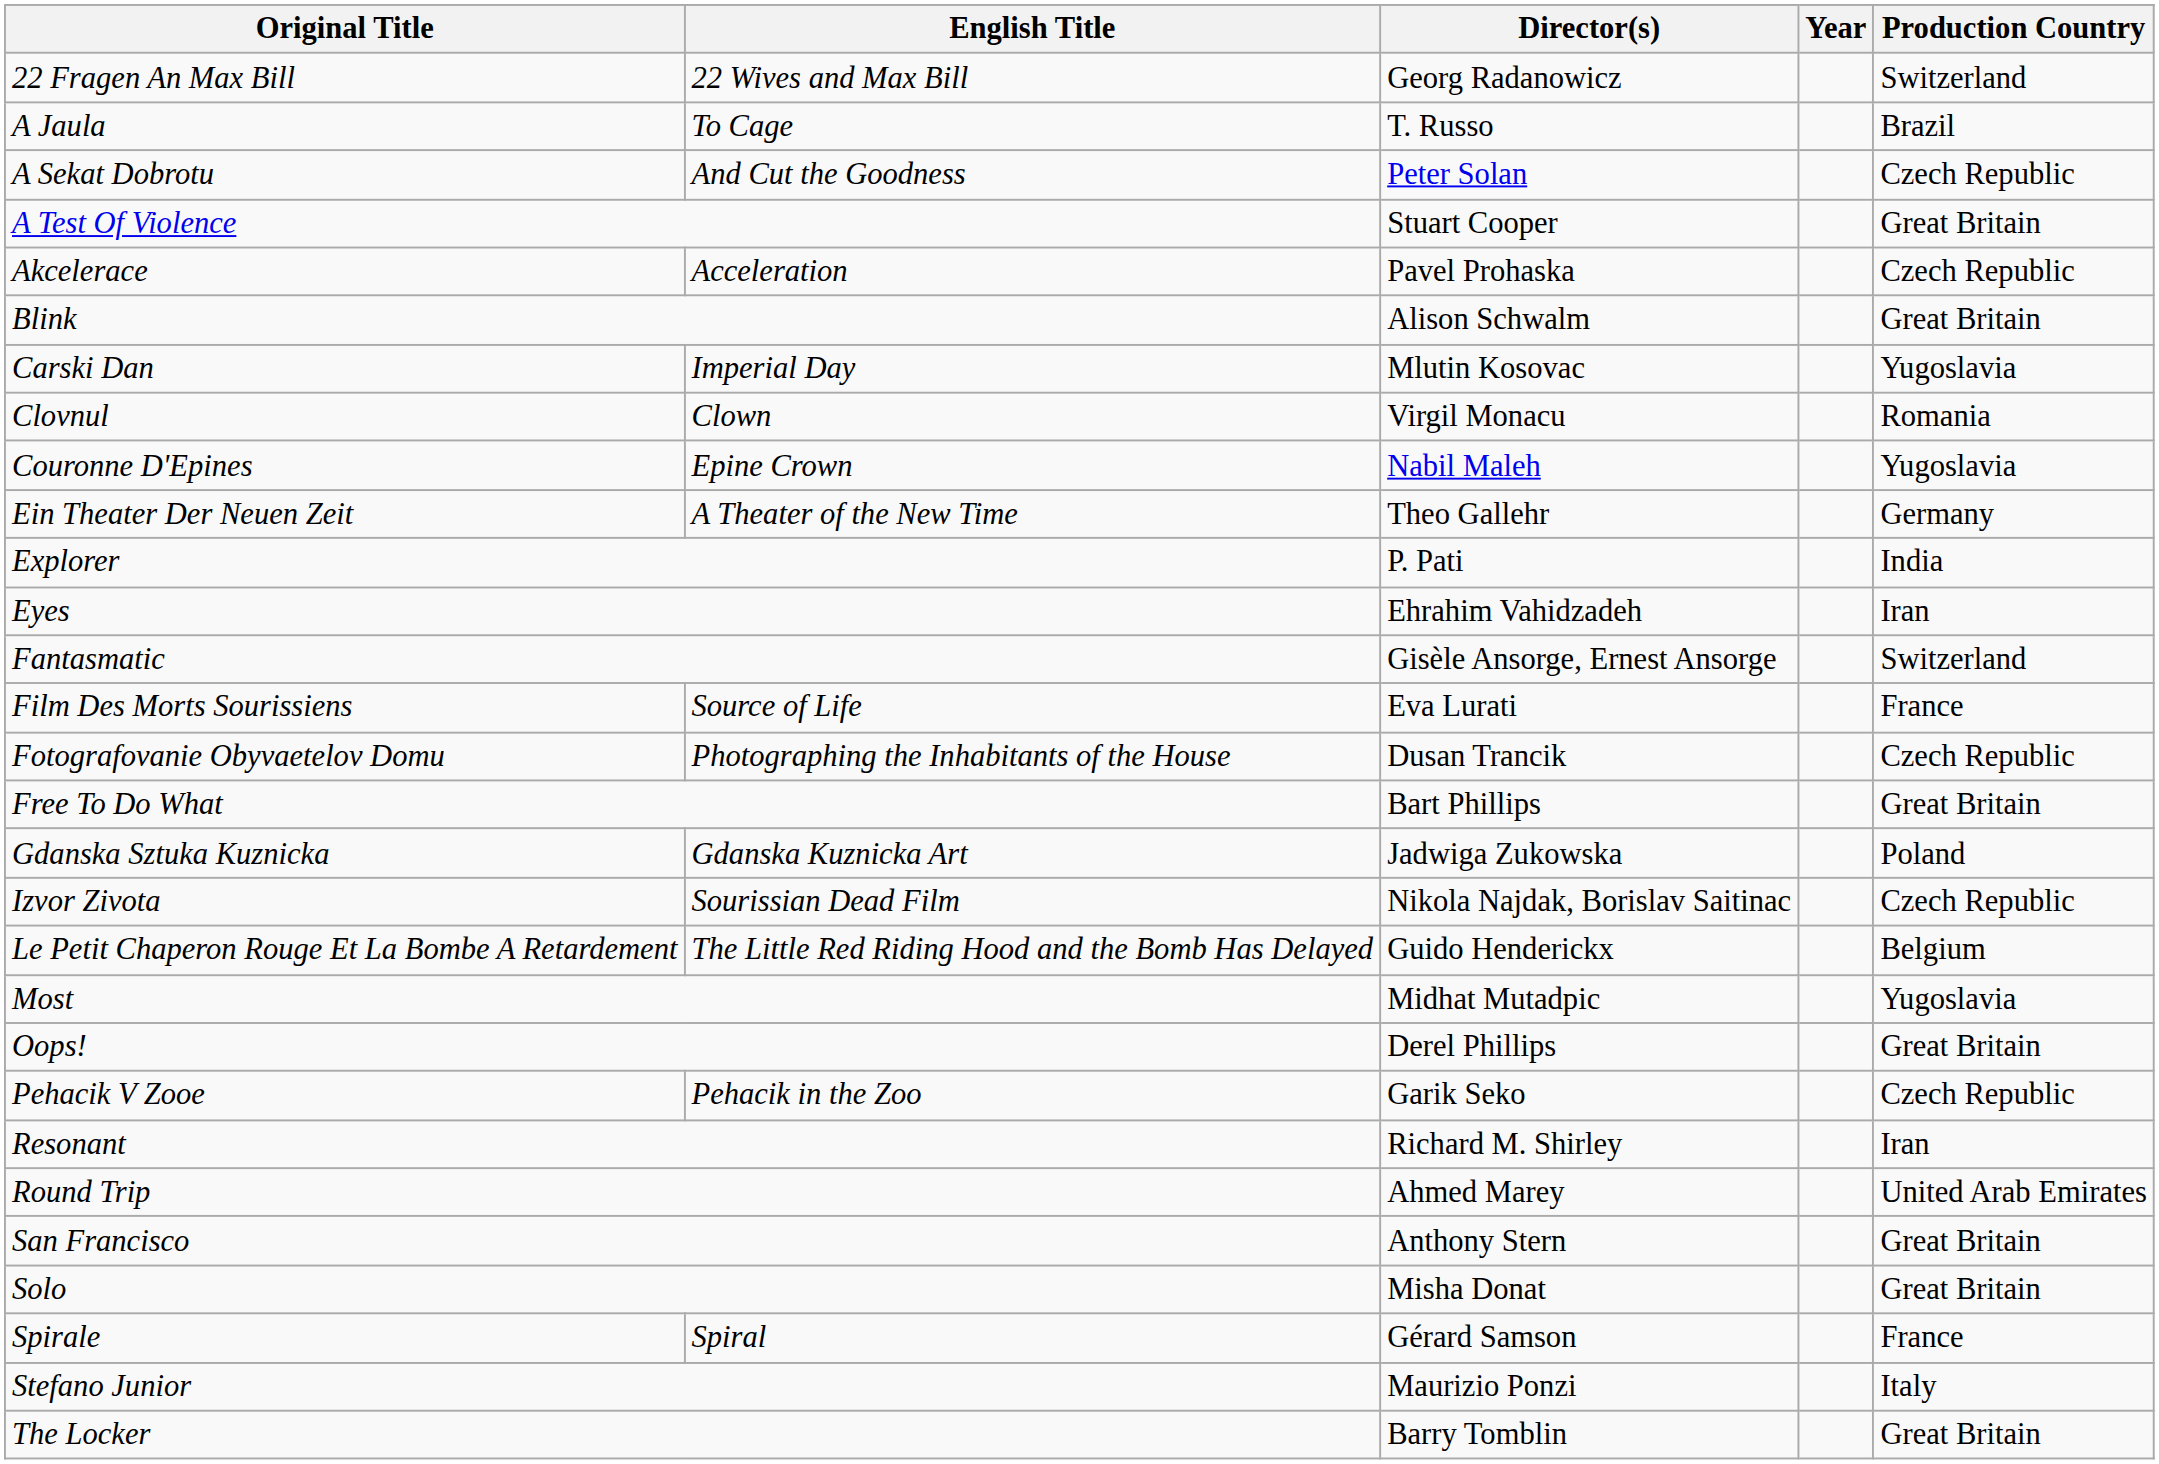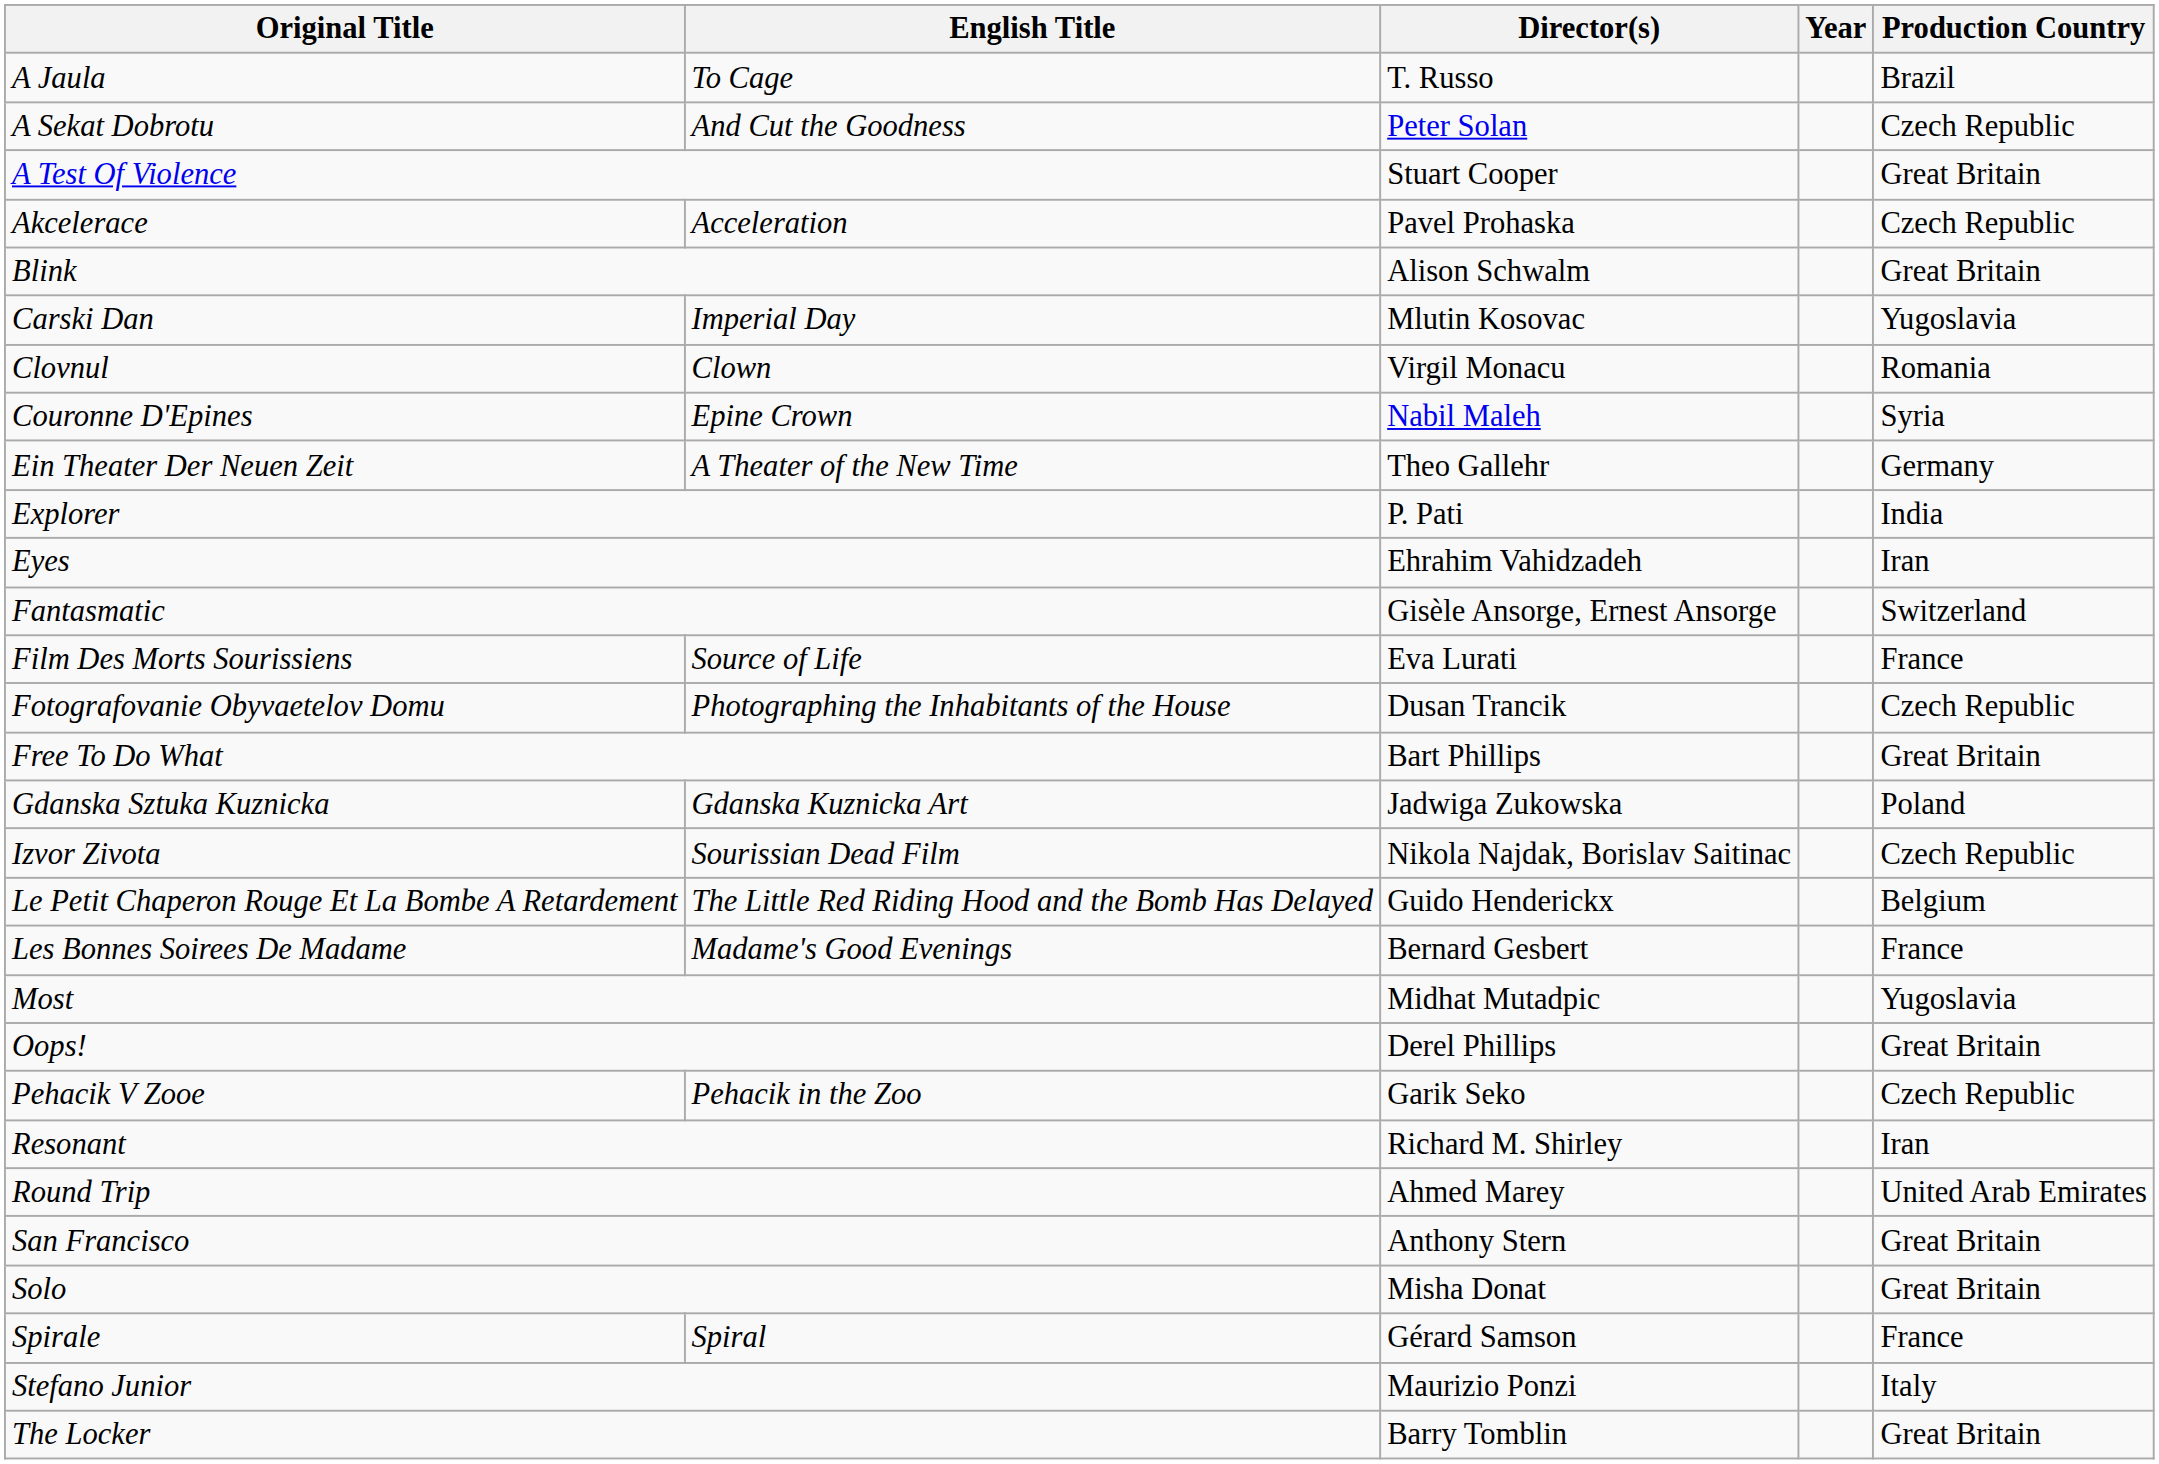- row: (153, 77)
(1948, 464) Yugoslavia -> (1913, 416) Syria
+ row: (209, 949)
